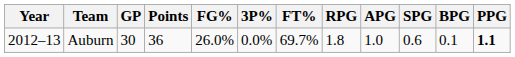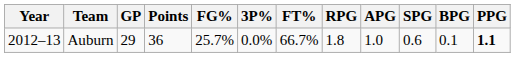(128, 40) 30 -> (128, 40) 29
(215, 40) 26.0% -> (215, 40) 25.7%
(299, 40) 69.7% -> (299, 40) 66.7%
